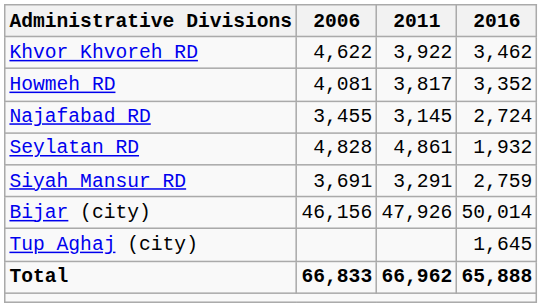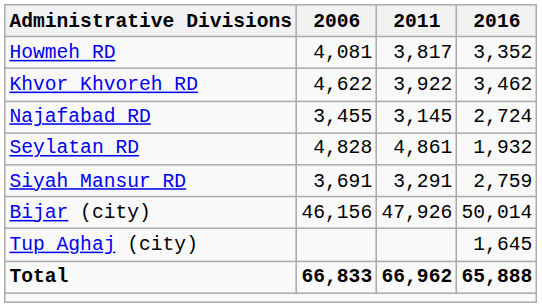rows swapped: (62, 85) <-> (104, 53)
